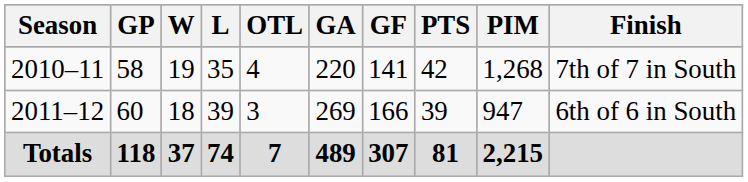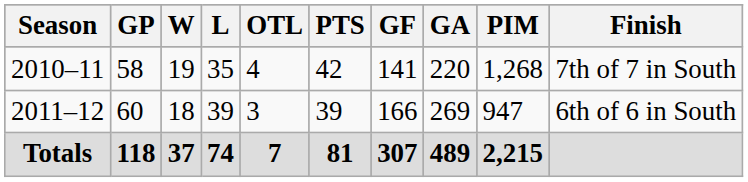columns swapped: (446, 25) <-> (336, 25)
